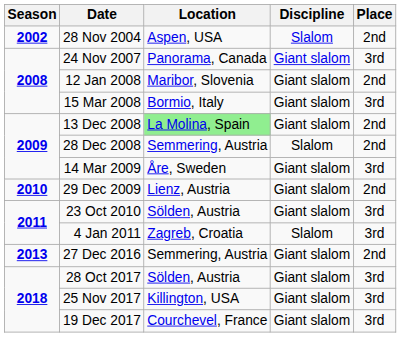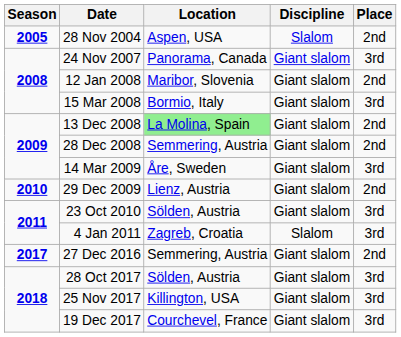(32, 37) 2002 -> (32, 37) 2005
(312, 146) Slalom -> (312, 146) Giant slalom
(32, 255) 2013 -> (32, 255) 2017
